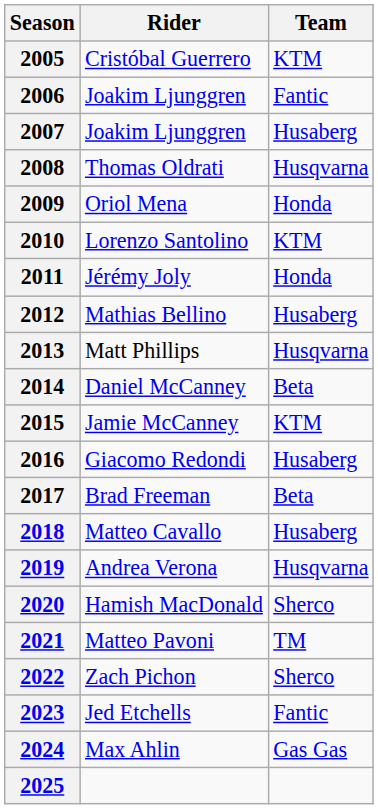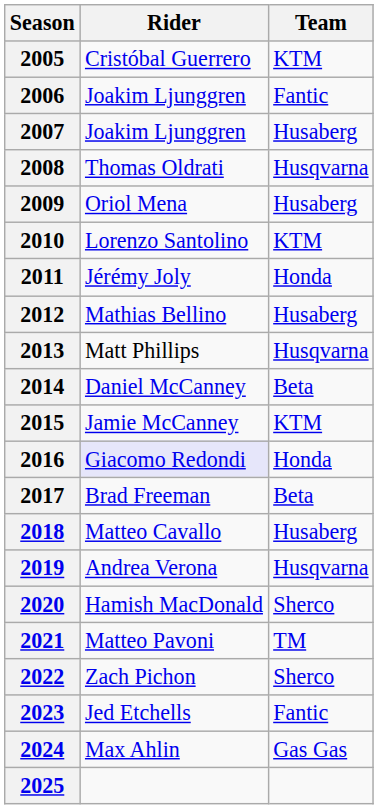(303, 204) Honda -> (315, 204) Husaberg
(165, 458) no background -> (165, 458) lavender background
(315, 458) Husaberg -> (303, 458) Honda
